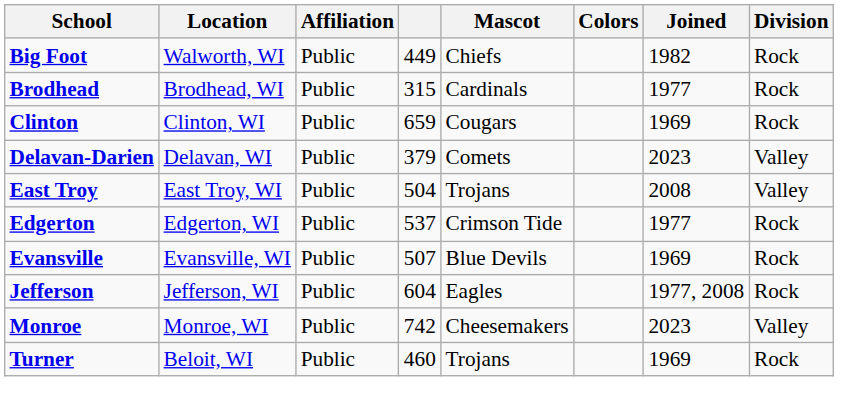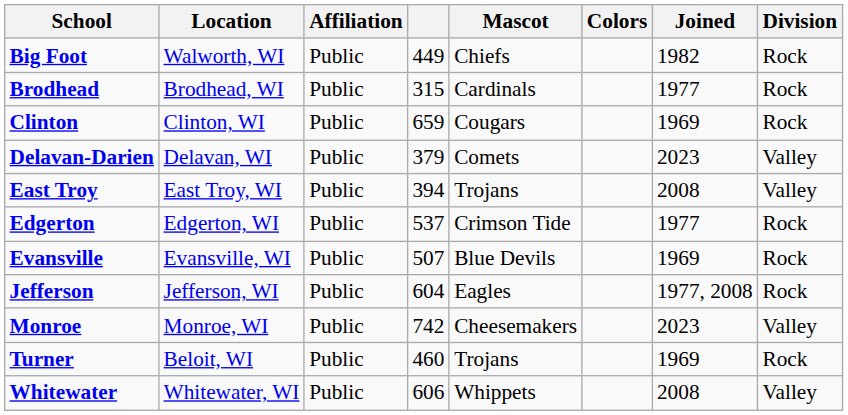(420, 190) 504 -> (428, 190) 394
+ row: (63, 392)
